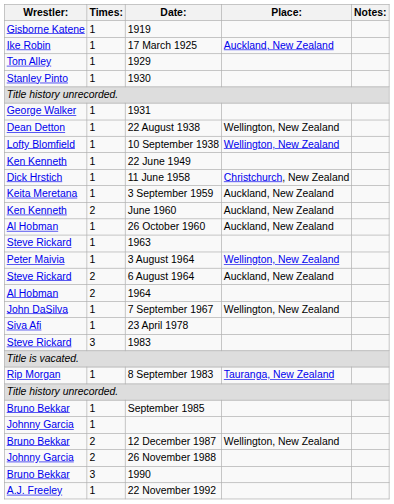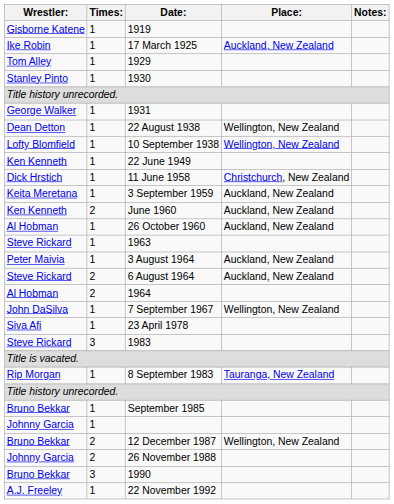(282, 260) Wellington, New Zealand -> (279, 260) Auckland, New Zealand
